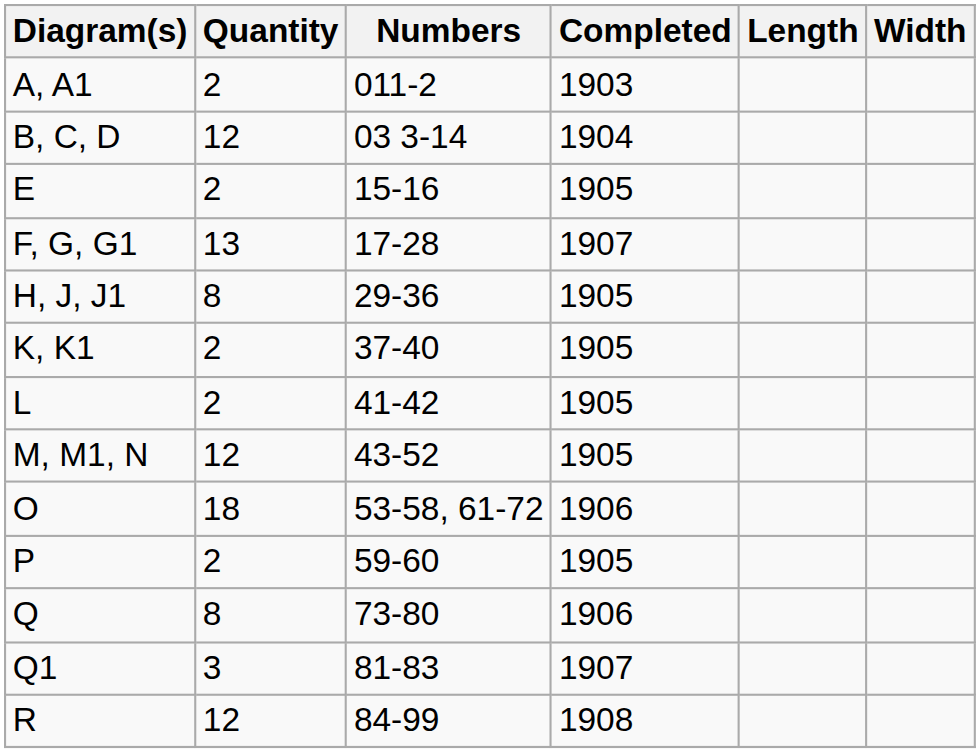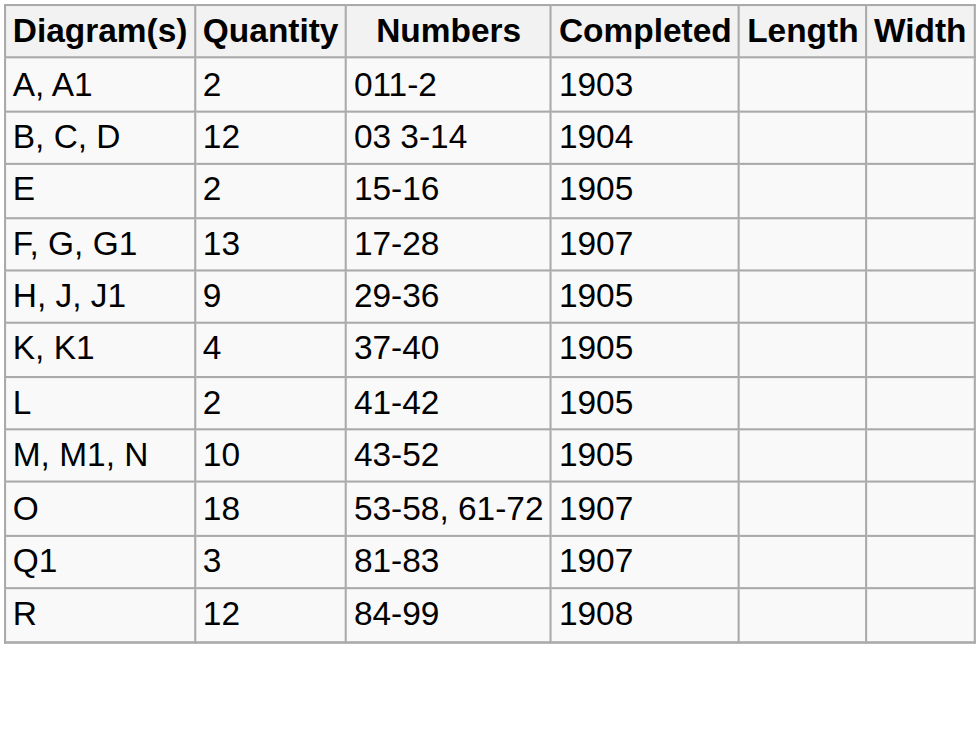(212, 296) 8 -> (212, 296) 9
(212, 349) 2 -> (212, 349) 4
(221, 455) 12 -> (221, 455) 10
(596, 508) 1906 -> (596, 508) 1907
- row: (24, 561)
- row: (26, 614)
